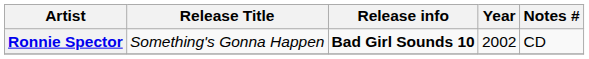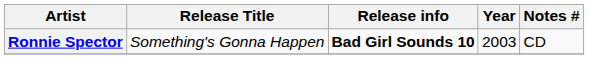(499, 41) 2002 -> (499, 41) 2003
